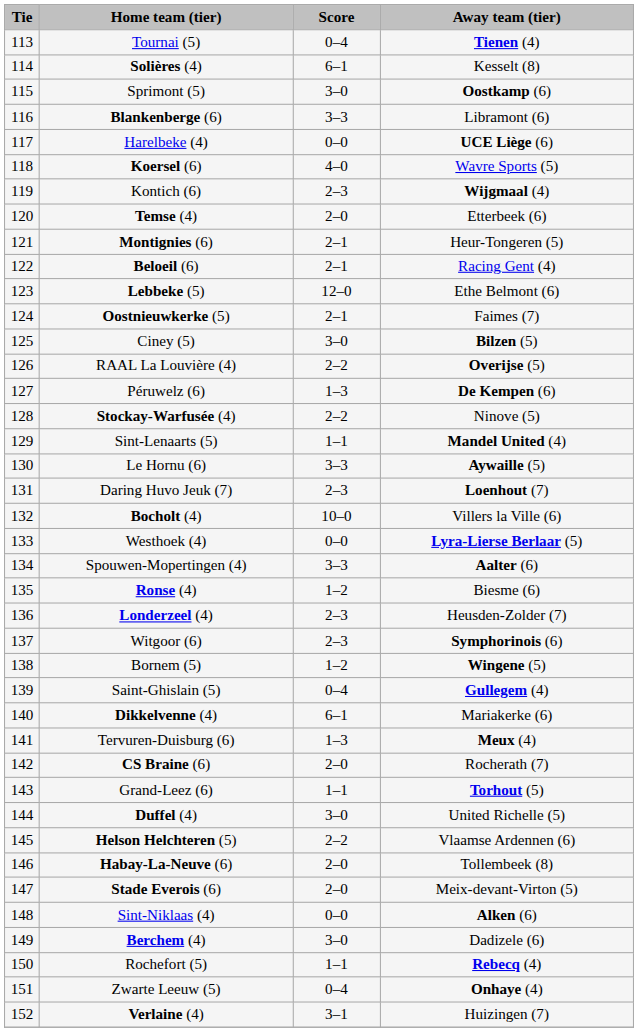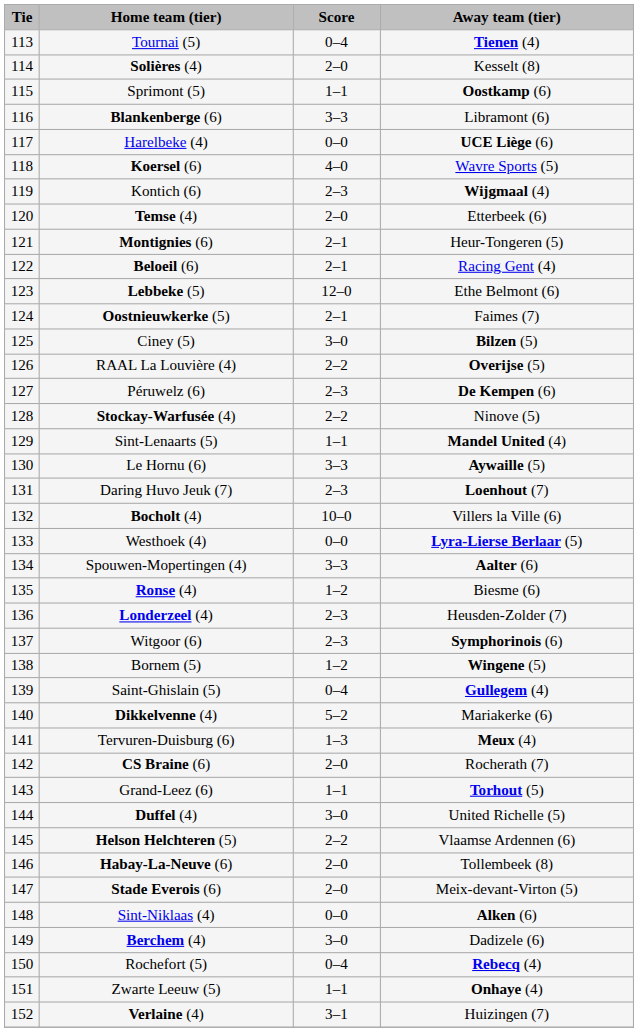(336, 67) 6–1 -> (336, 67) 2–0
(336, 92) 3–0 -> (336, 92) 1–1
(336, 391) 1–3 -> (336, 391) 2–3
(336, 715) 6–1 -> (336, 715) 5–2
(336, 964) 1–1 -> (336, 964) 0–4
(336, 989) 0–4 -> (336, 989) 1–1
